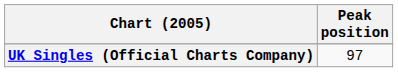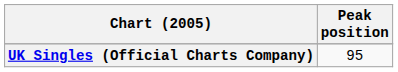(355, 56) 97 -> (355, 56) 95
